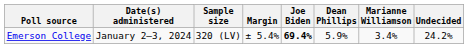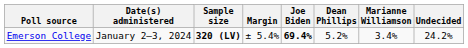(218, 35) normal -> (218, 35) bold
(336, 35) 5.9% -> (336, 35) 5.2%
